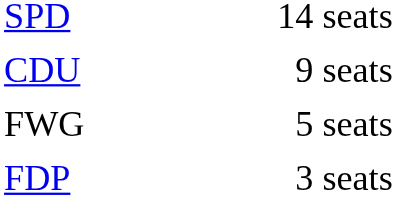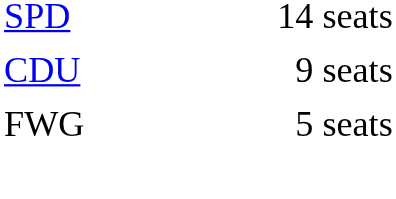- row: (37, 178)
